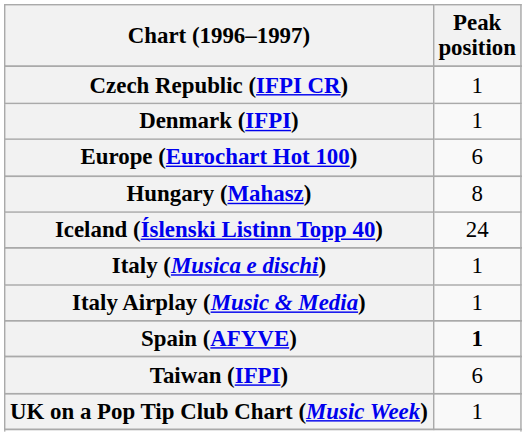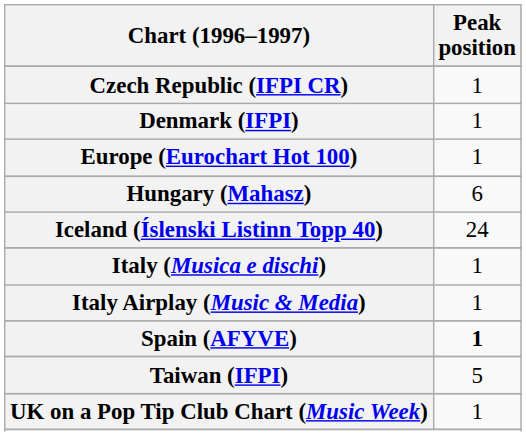(477, 157) 6 -> (477, 157) 1
(477, 193) 8 -> (477, 193) 6
(477, 374) 6 -> (477, 374) 5
